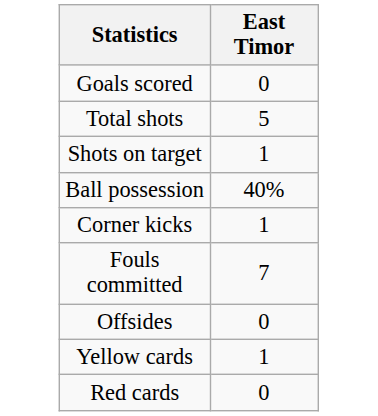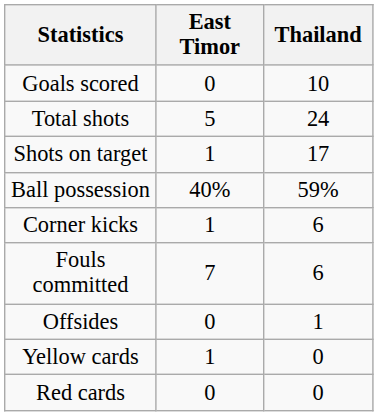+ column: (318, 34)
